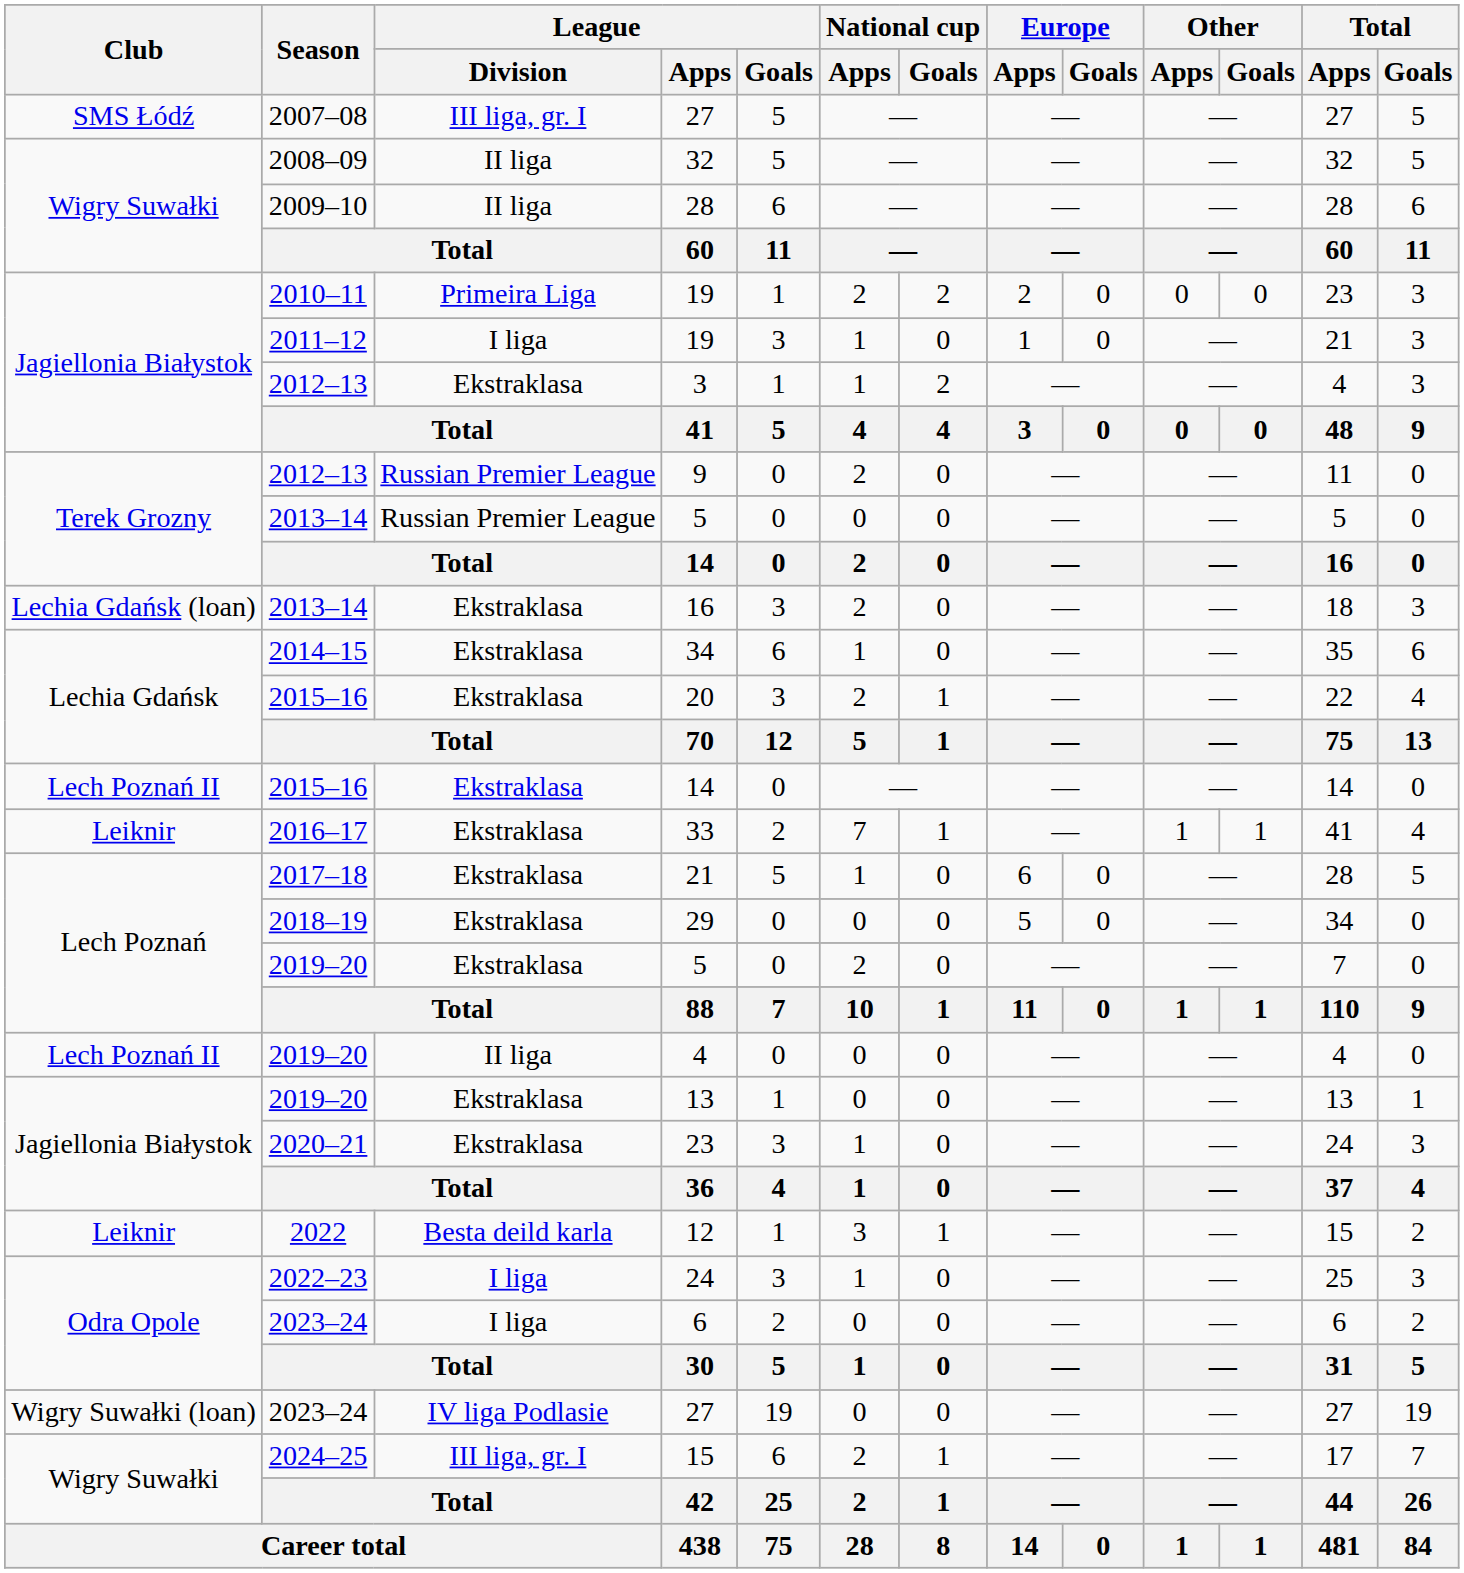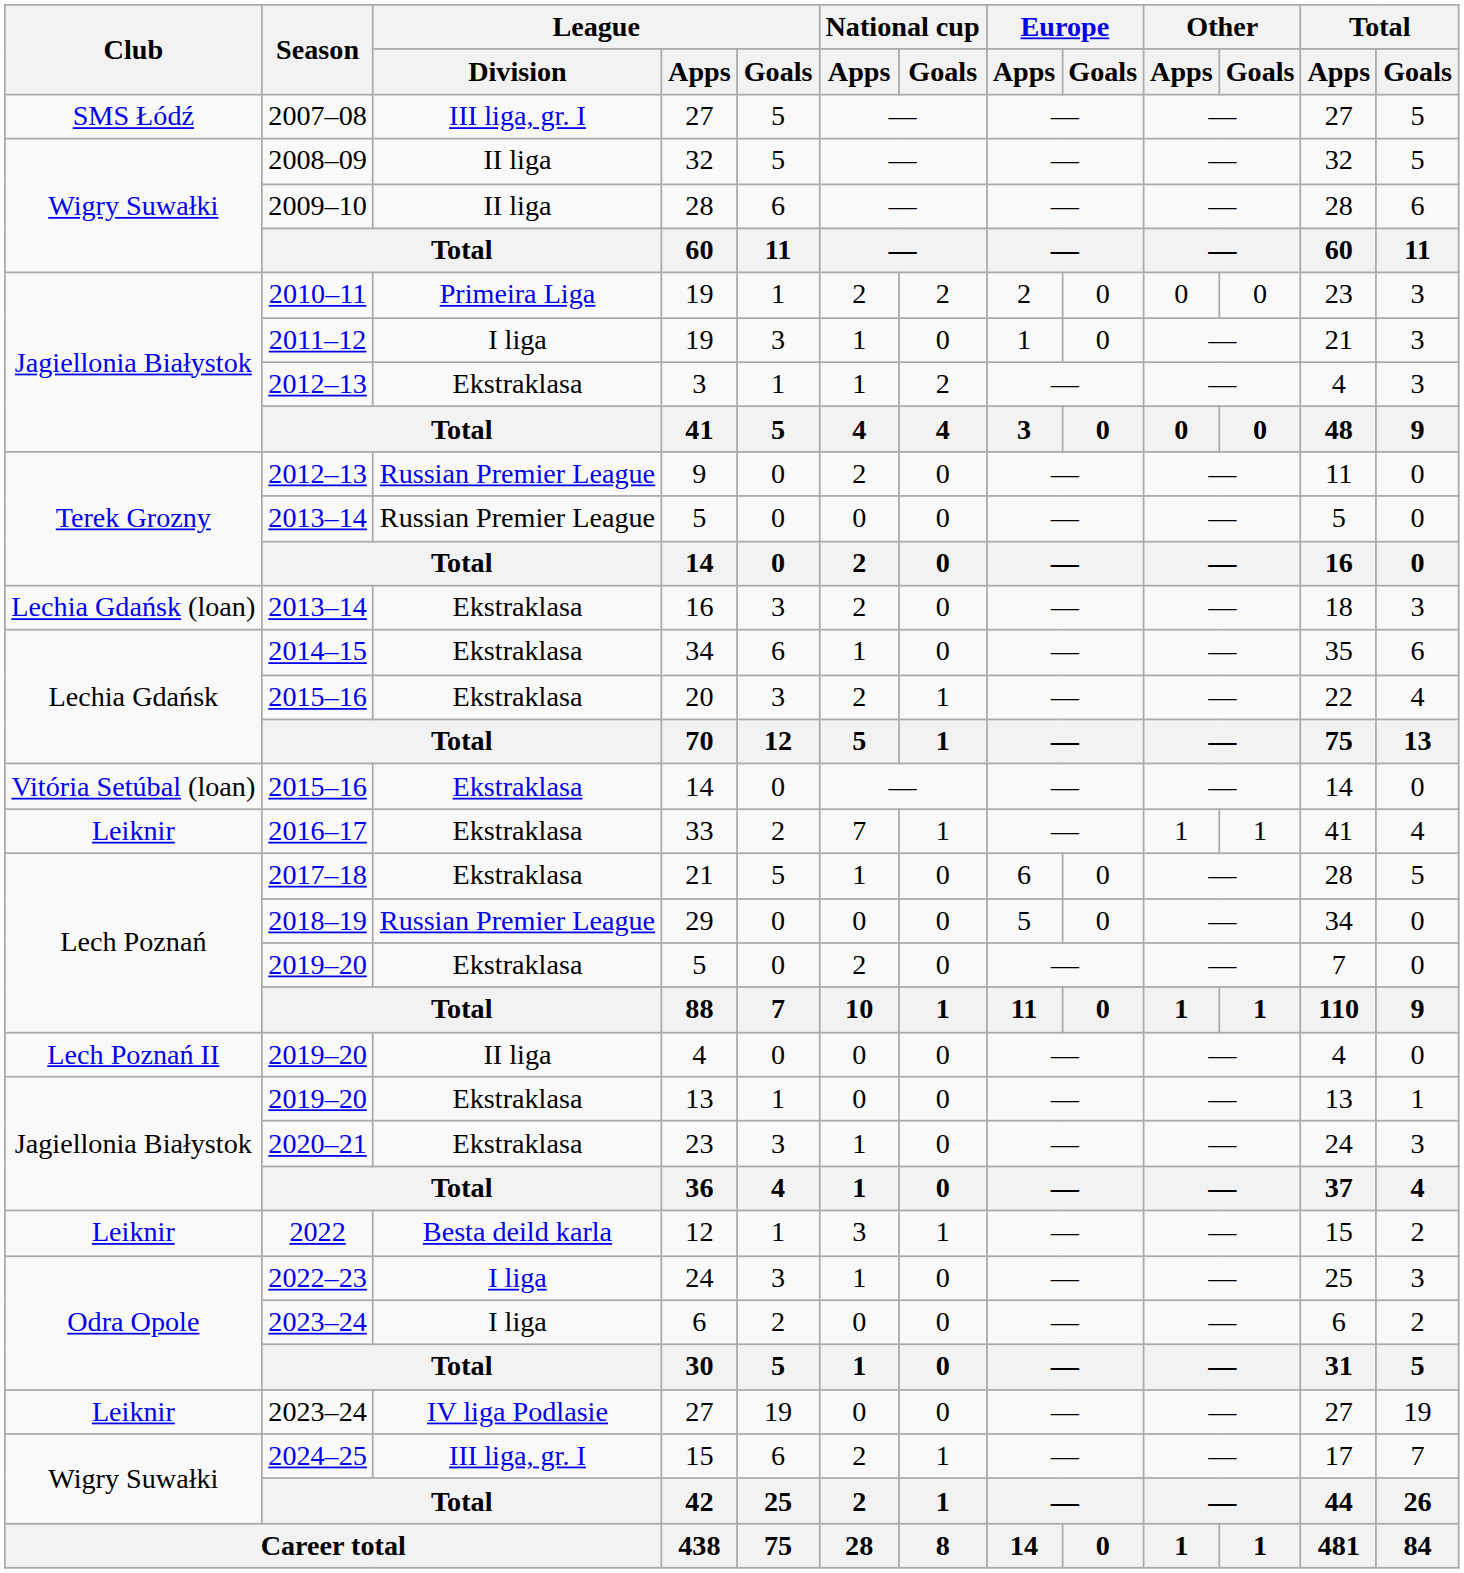(134, 786) Lech Poznań II -> (133, 786) Vitória Setúbal (loan)
(518, 920) Ekstraklasa -> (517, 920) Russian Premier League
(134, 1411) Wigry Suwałki (loan) -> (133, 1411) Leiknir
